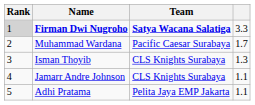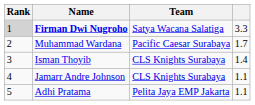(181, 28) bold -> (178, 28) normal
(242, 60) 1.3 -> (241, 60) 1.4
